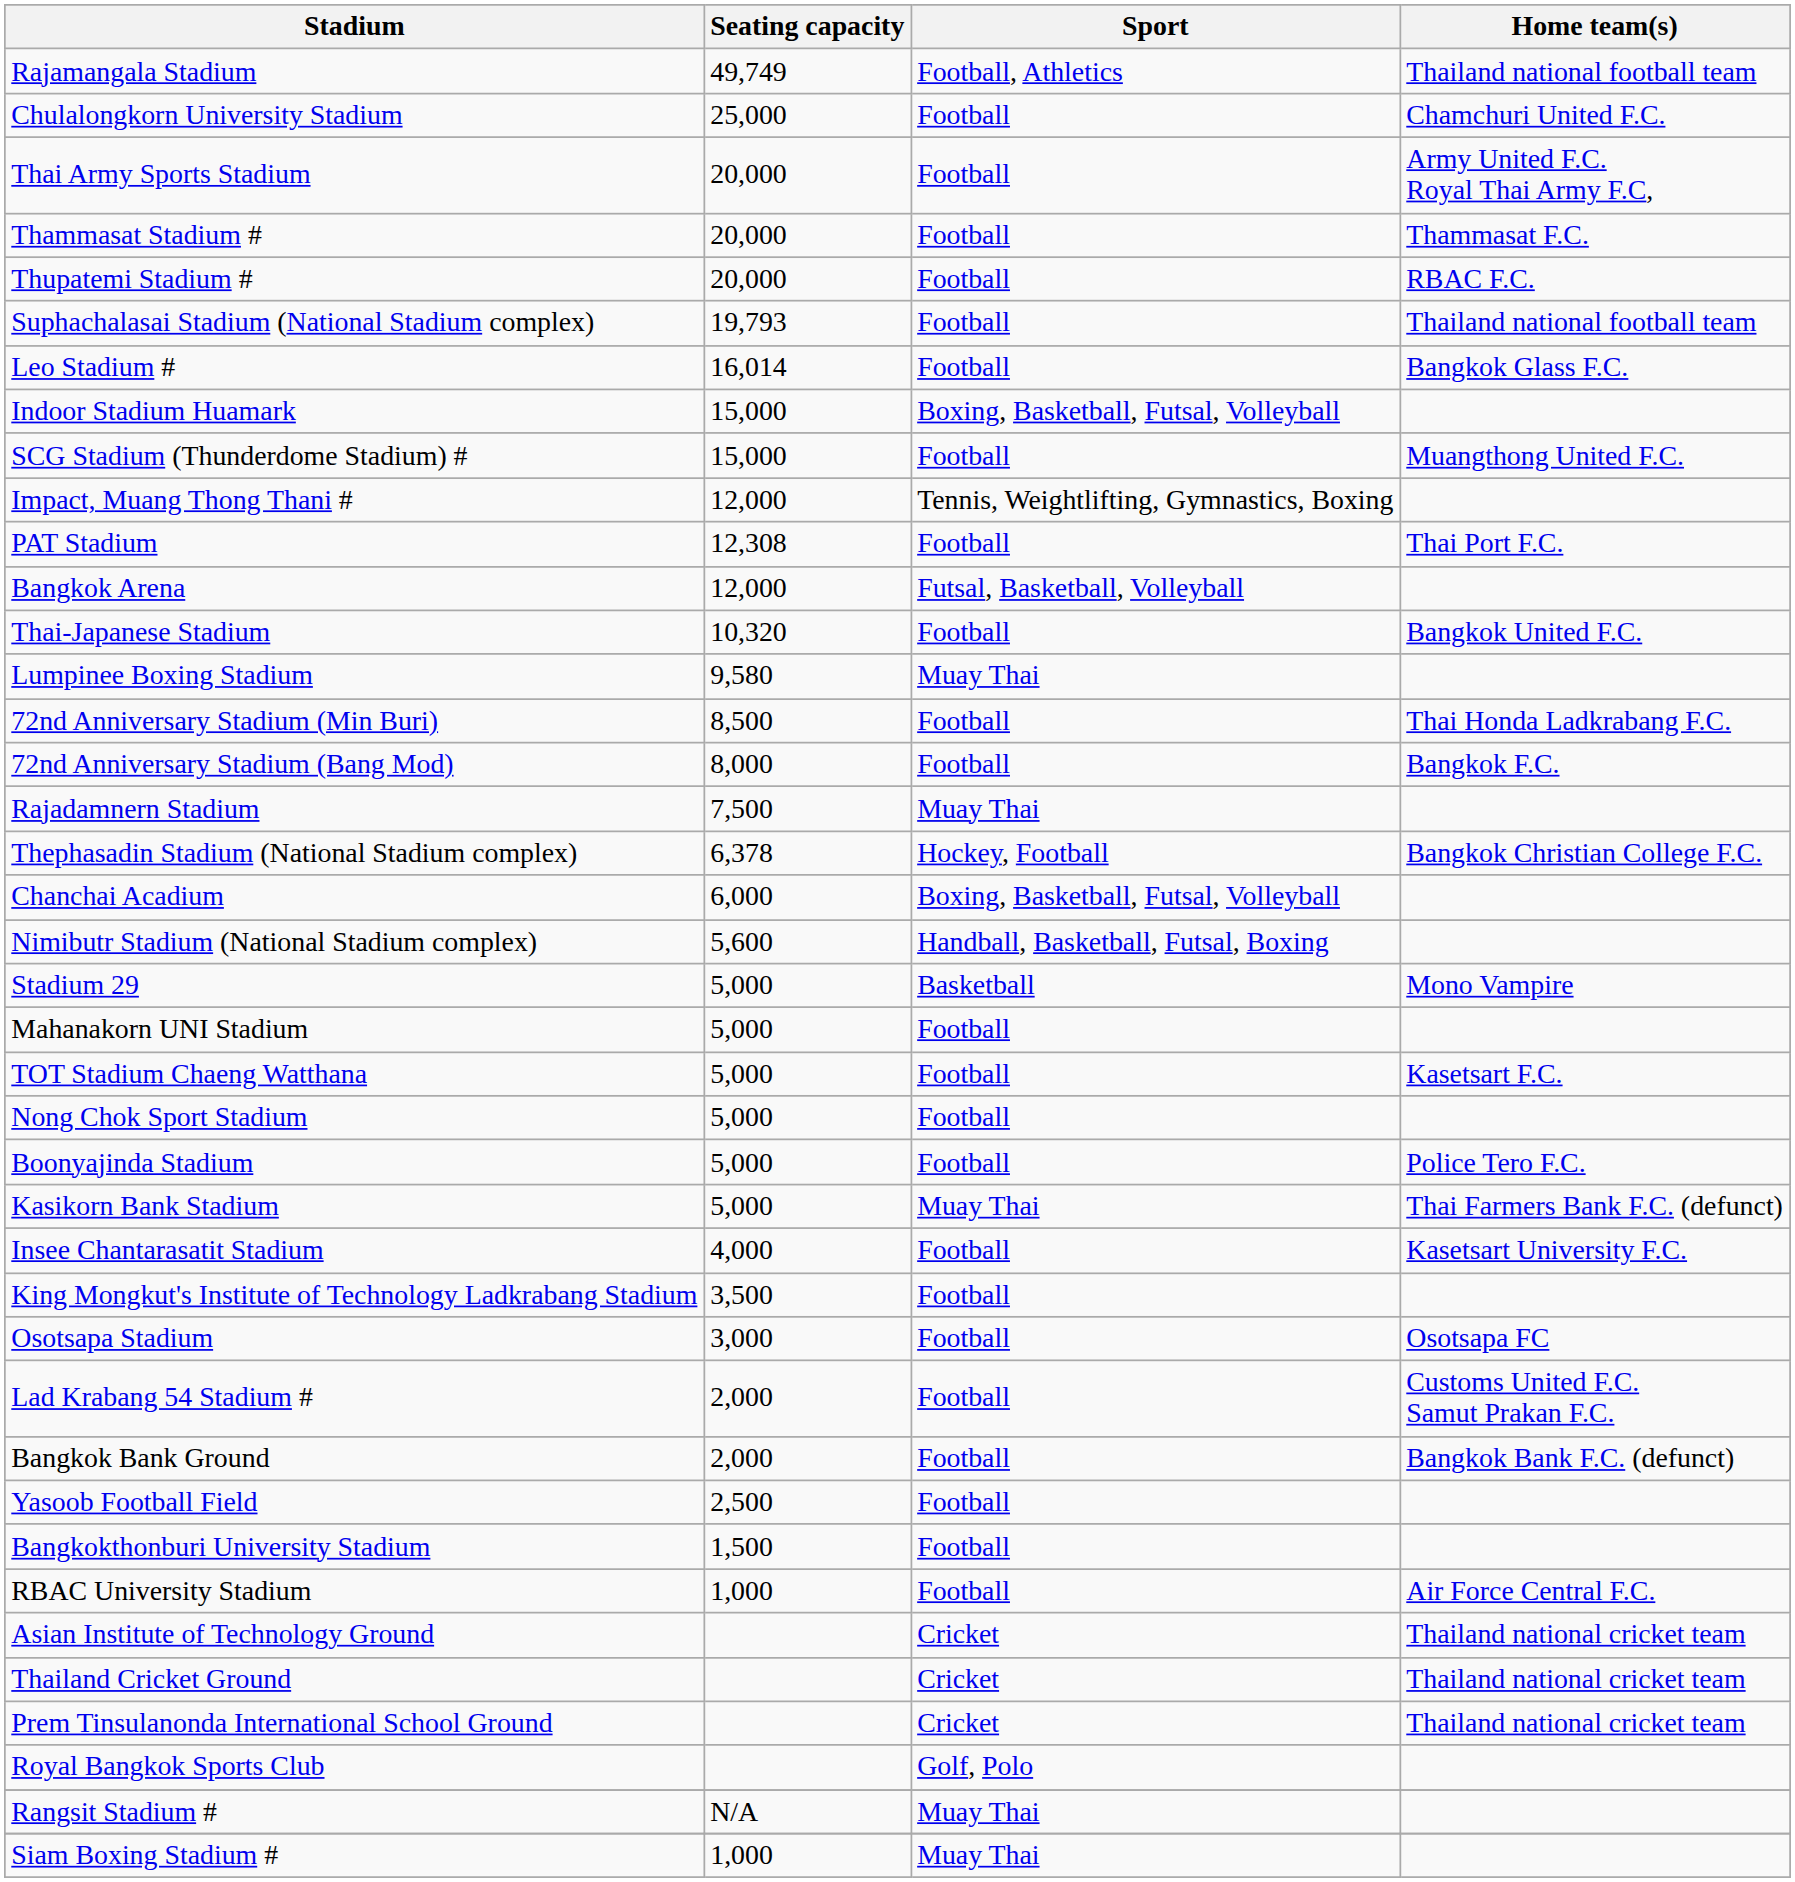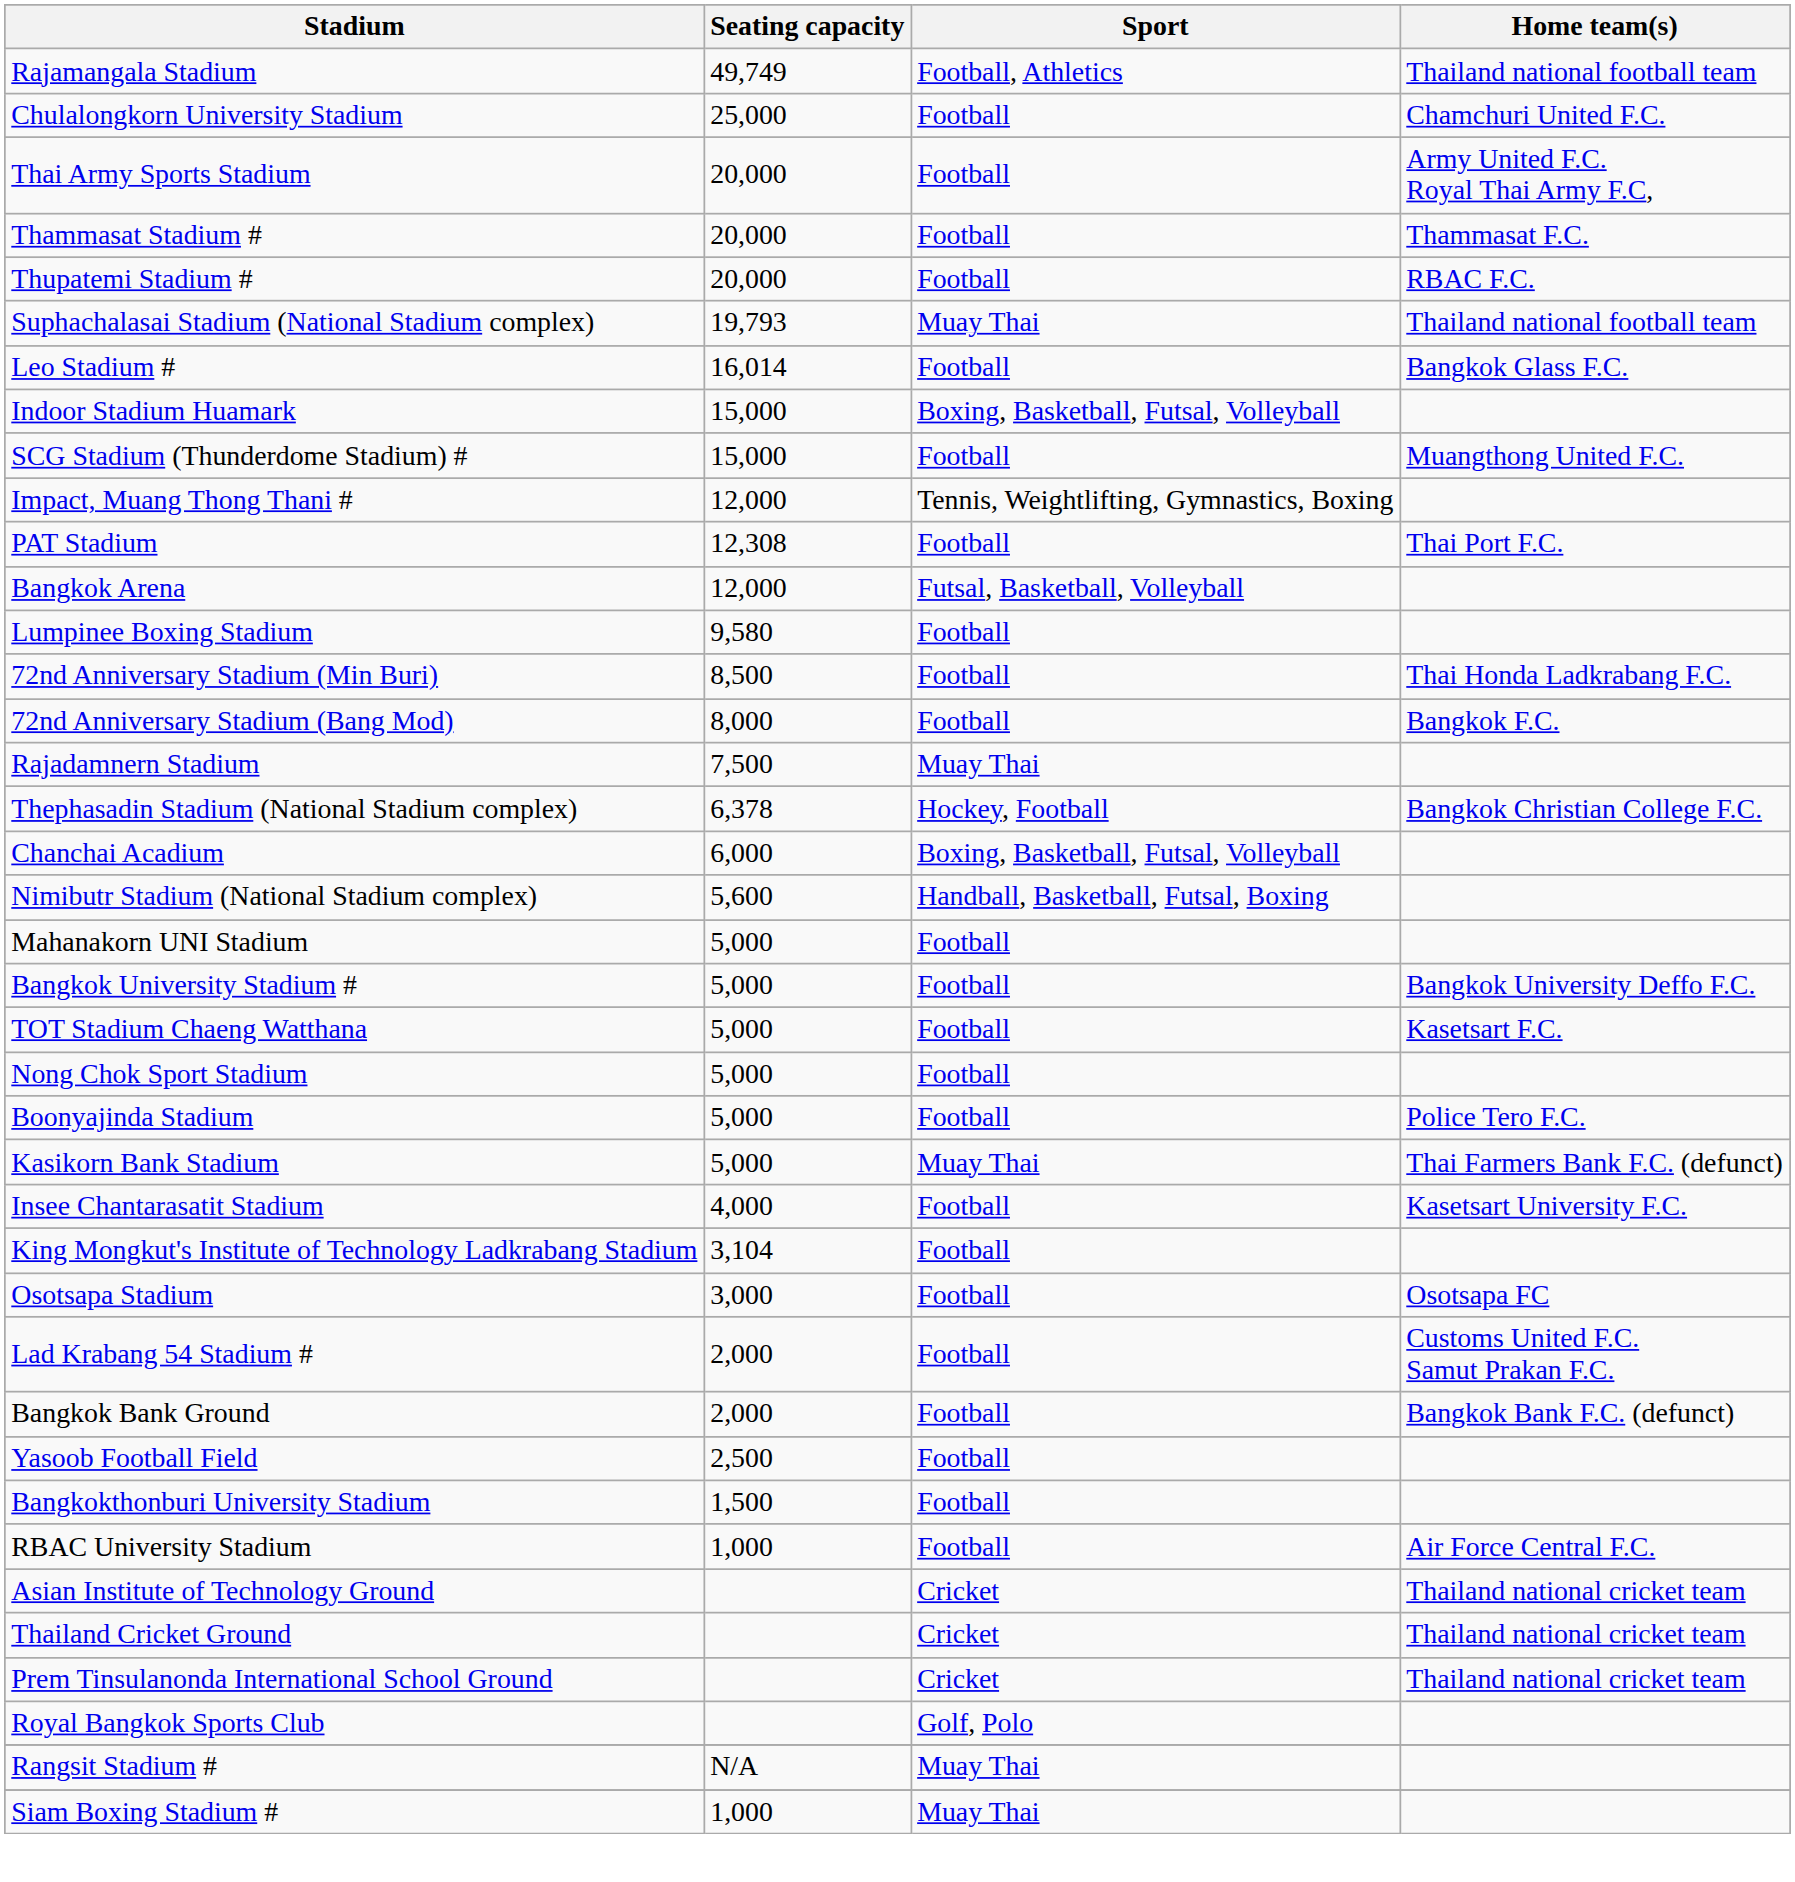(964, 322) Football -> (978, 322) Muay Thai
- row: (141, 631)
(978, 676) Muay Thai -> (964, 631) Football
- row: (75, 985)
+ row: (184, 985)
(742, 1294) 3,500 -> (742, 1250) 3,104
